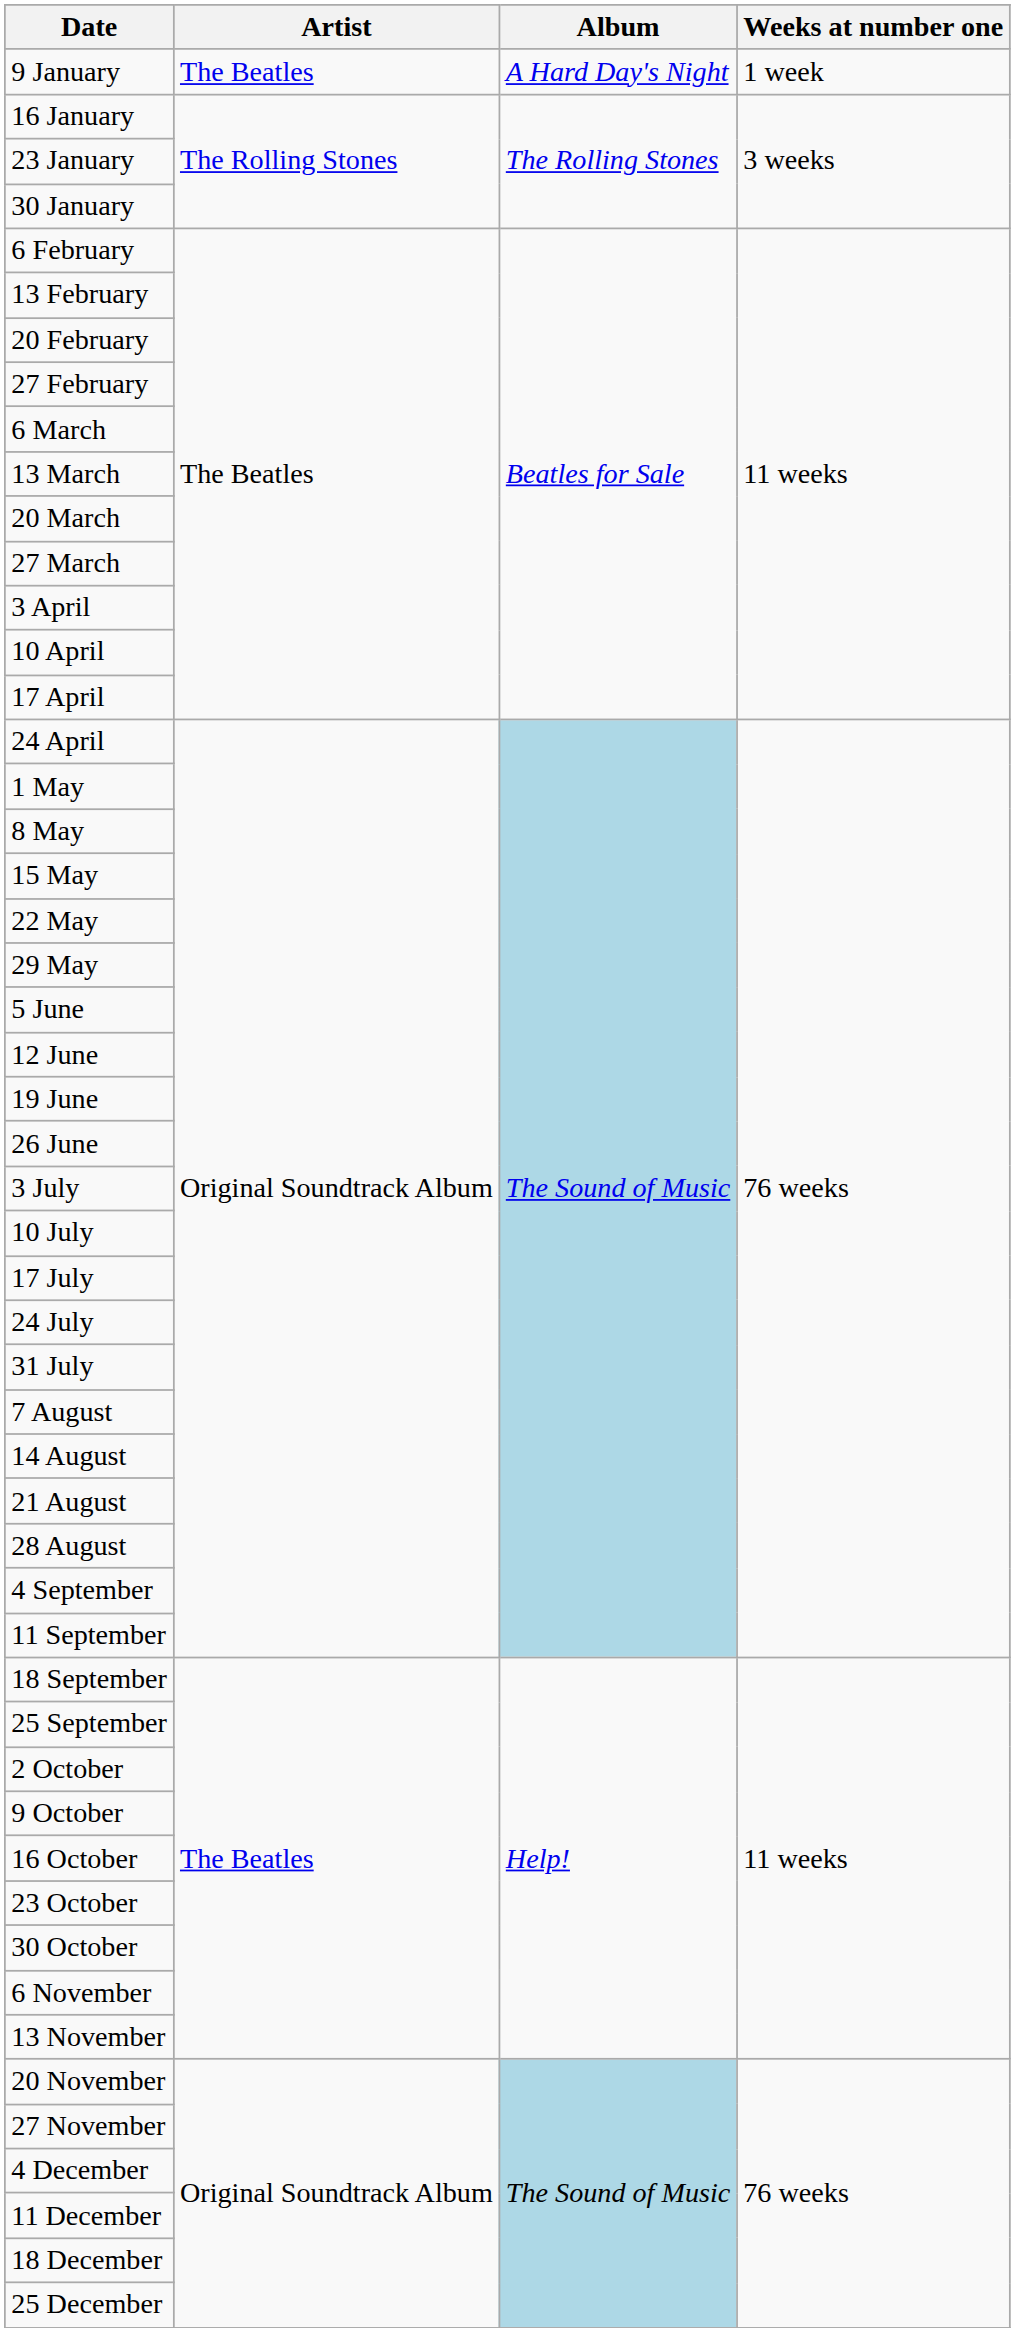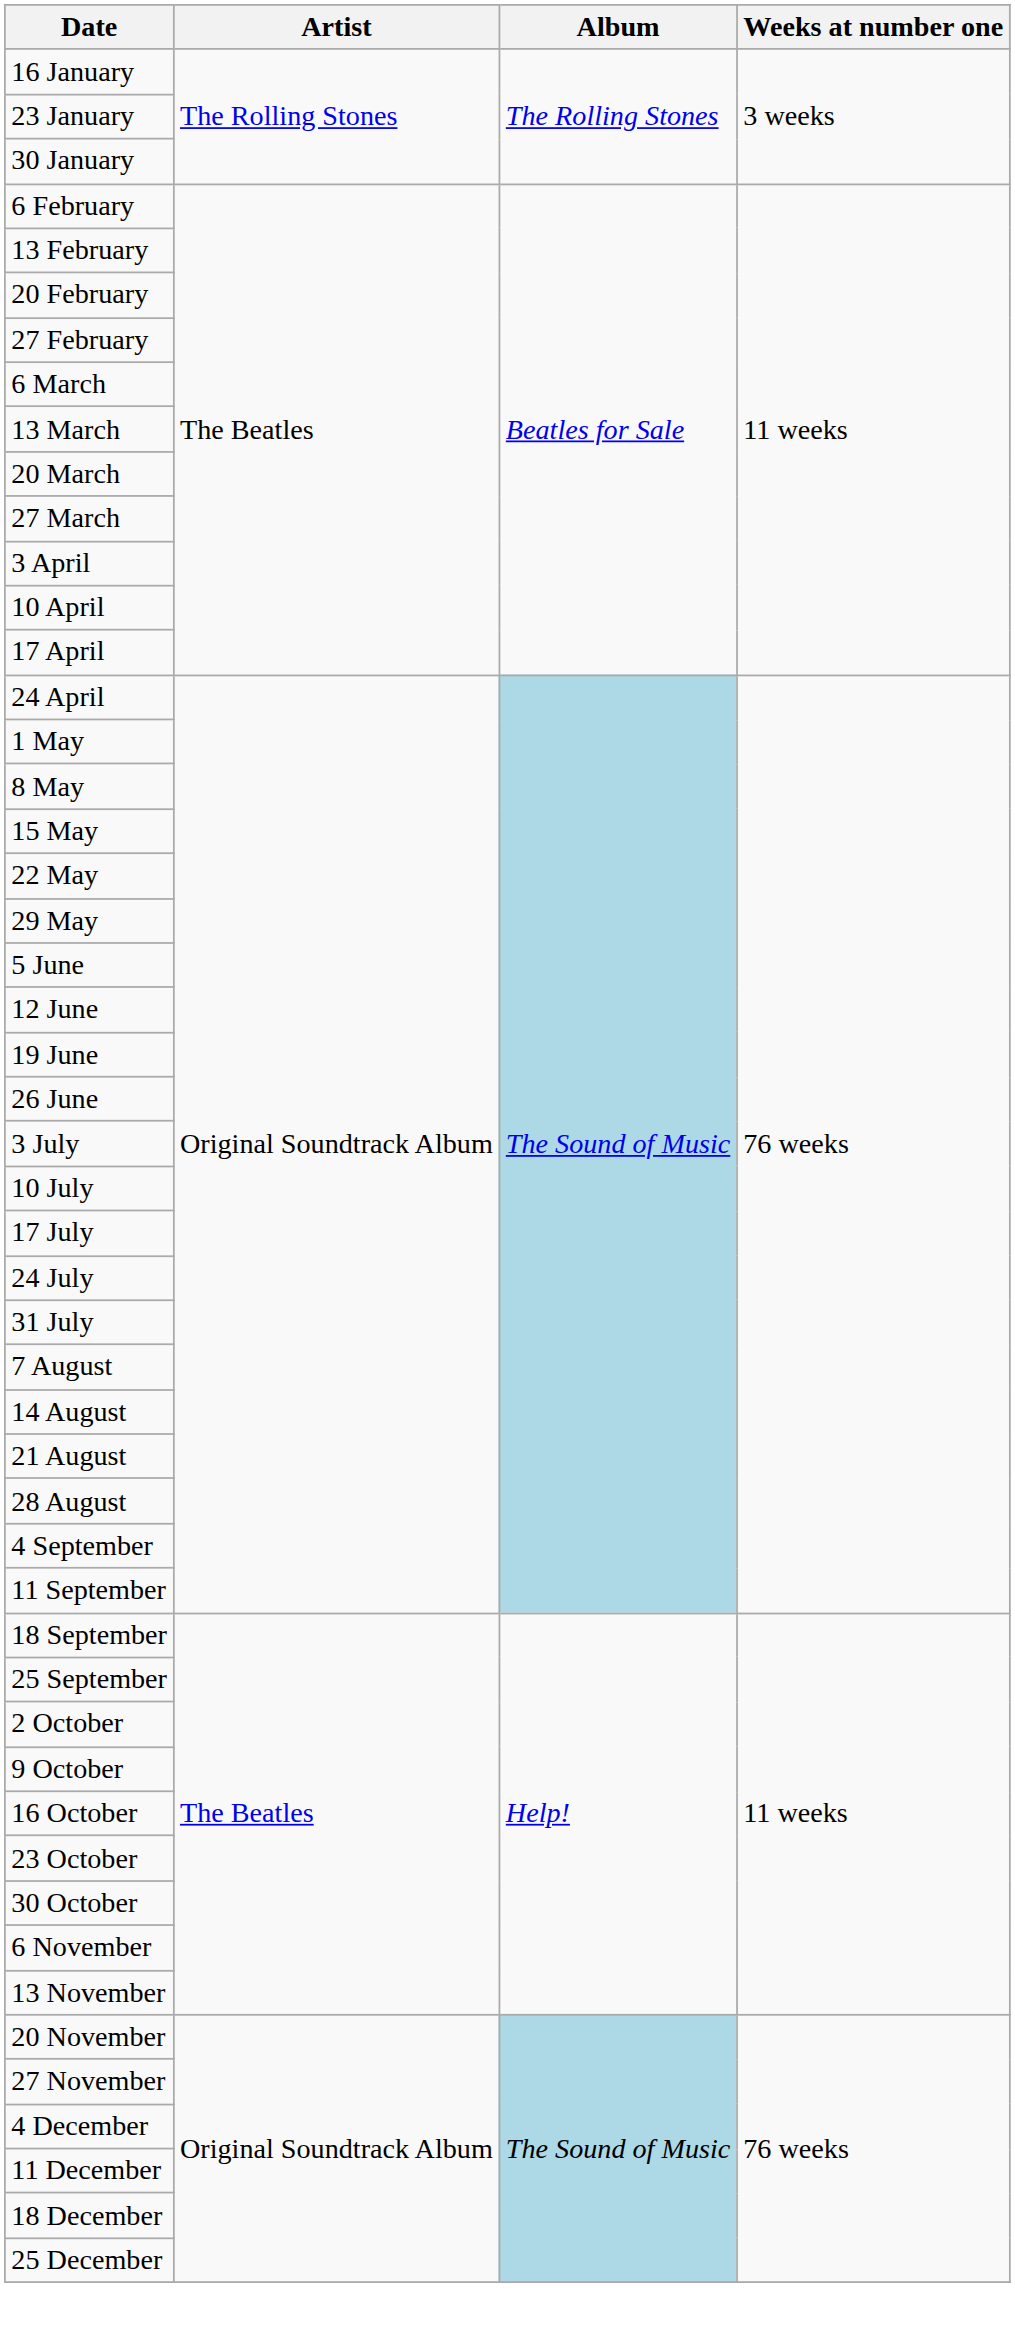- row: (66, 71)
